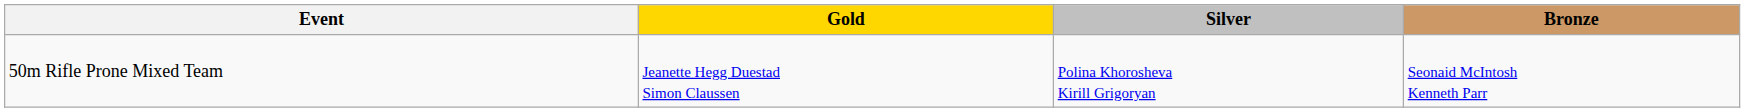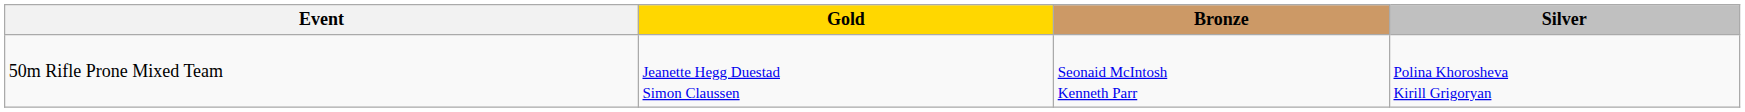columns swapped: (1228, 19) <-> (1571, 19)
